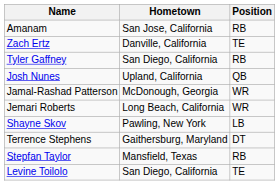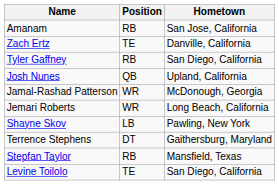columns swapped: (252, 12) <-> (175, 12)
